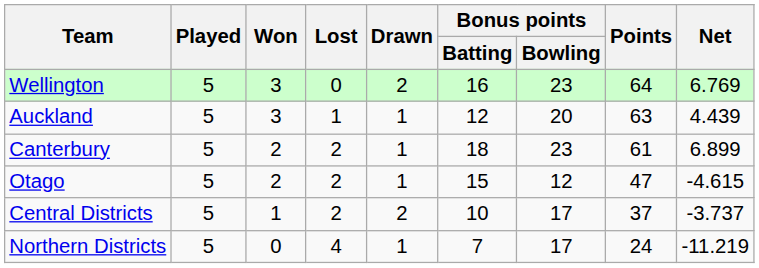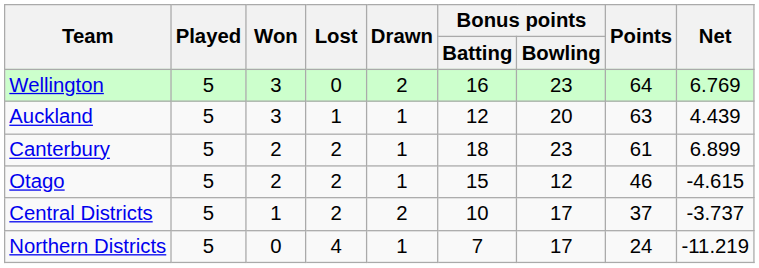(641, 181) 47 -> (641, 181) 46
